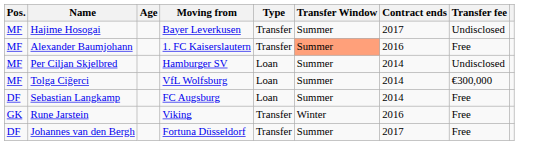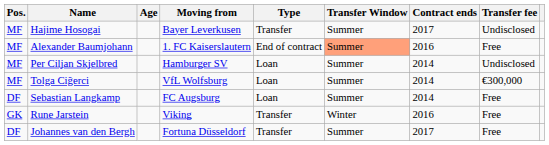(274, 47) Transfer -> (289, 47) End of contract
